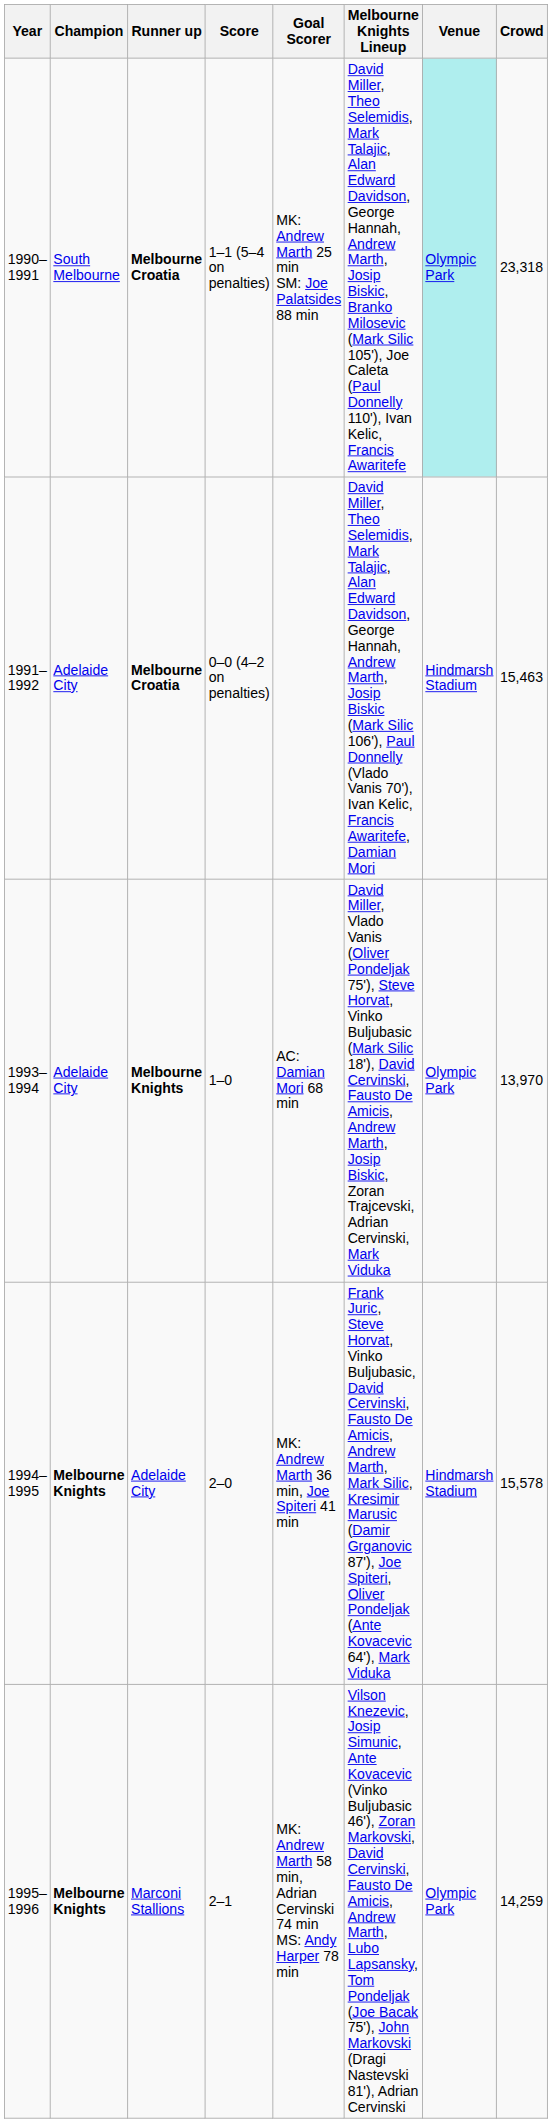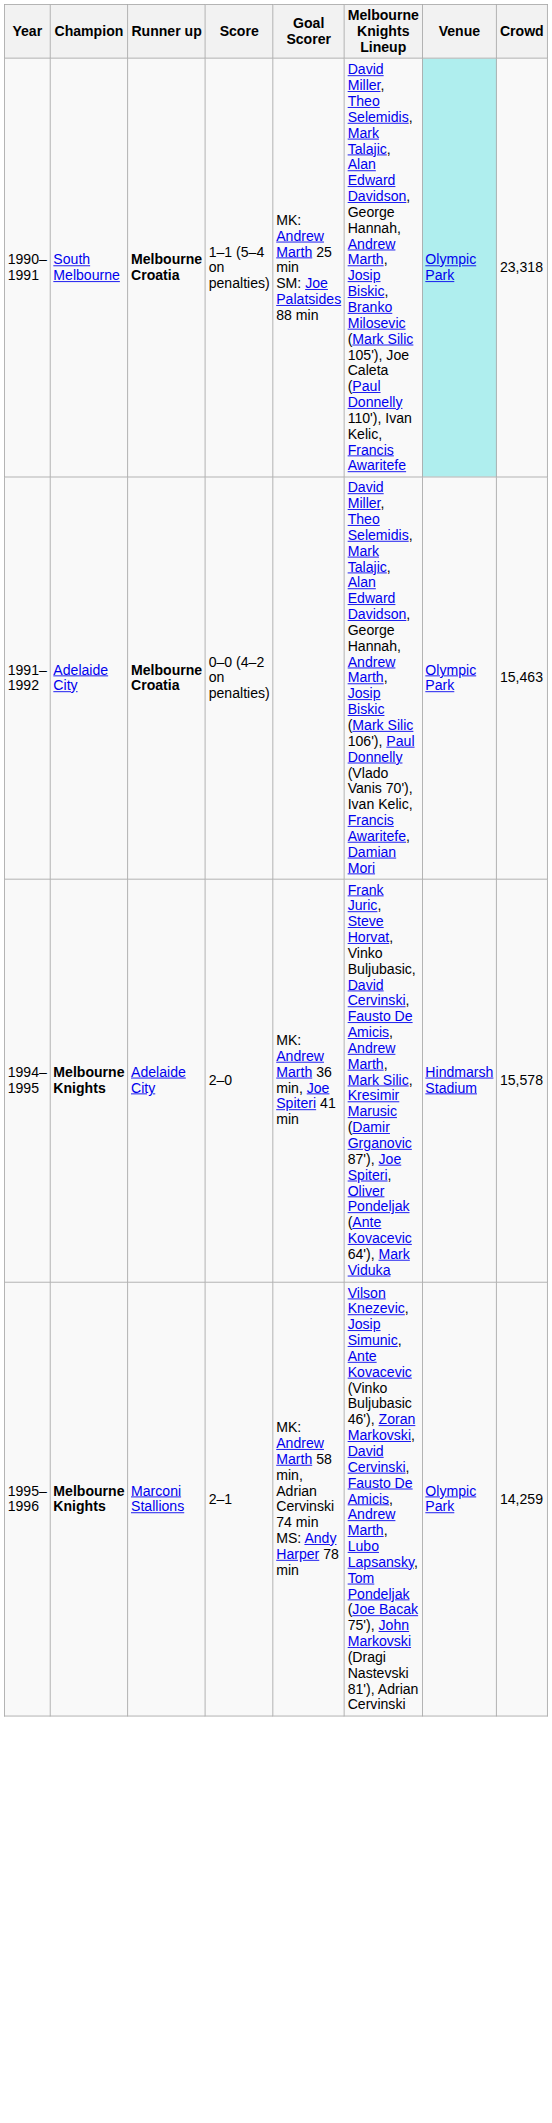(459, 678) Hindmarsh Stadium -> (451, 678) Olympic Park
- row: (27, 1080)
